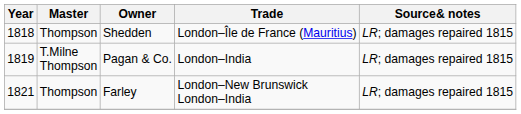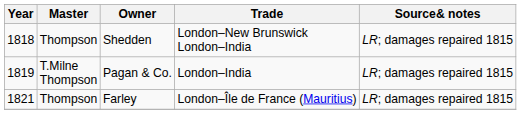(267, 33) London–Île de France (Mauritius) -> (243, 40) London–New Brunswick London–India
(243, 92) London–New Brunswick London–India -> (267, 99) London–Île de France (Mauritius)
